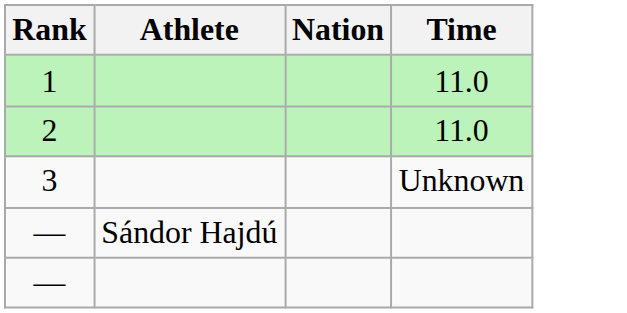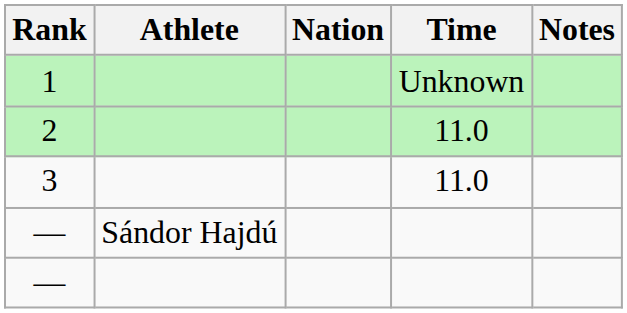+ column: (577, 29)
(461, 80) 11.0 -> (461, 80) Unknown
(461, 181) Unknown -> (461, 181) 11.0
